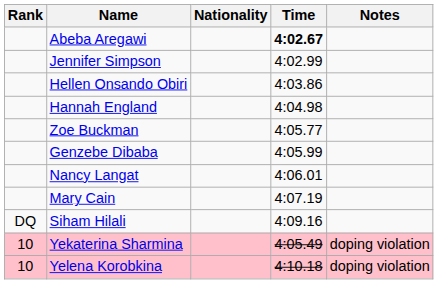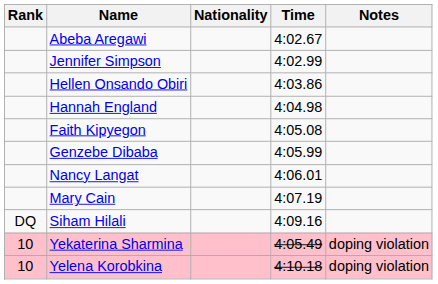(299, 38) bold -> (298, 38) normal
+ row: (98, 130)
- row: (94, 130)
